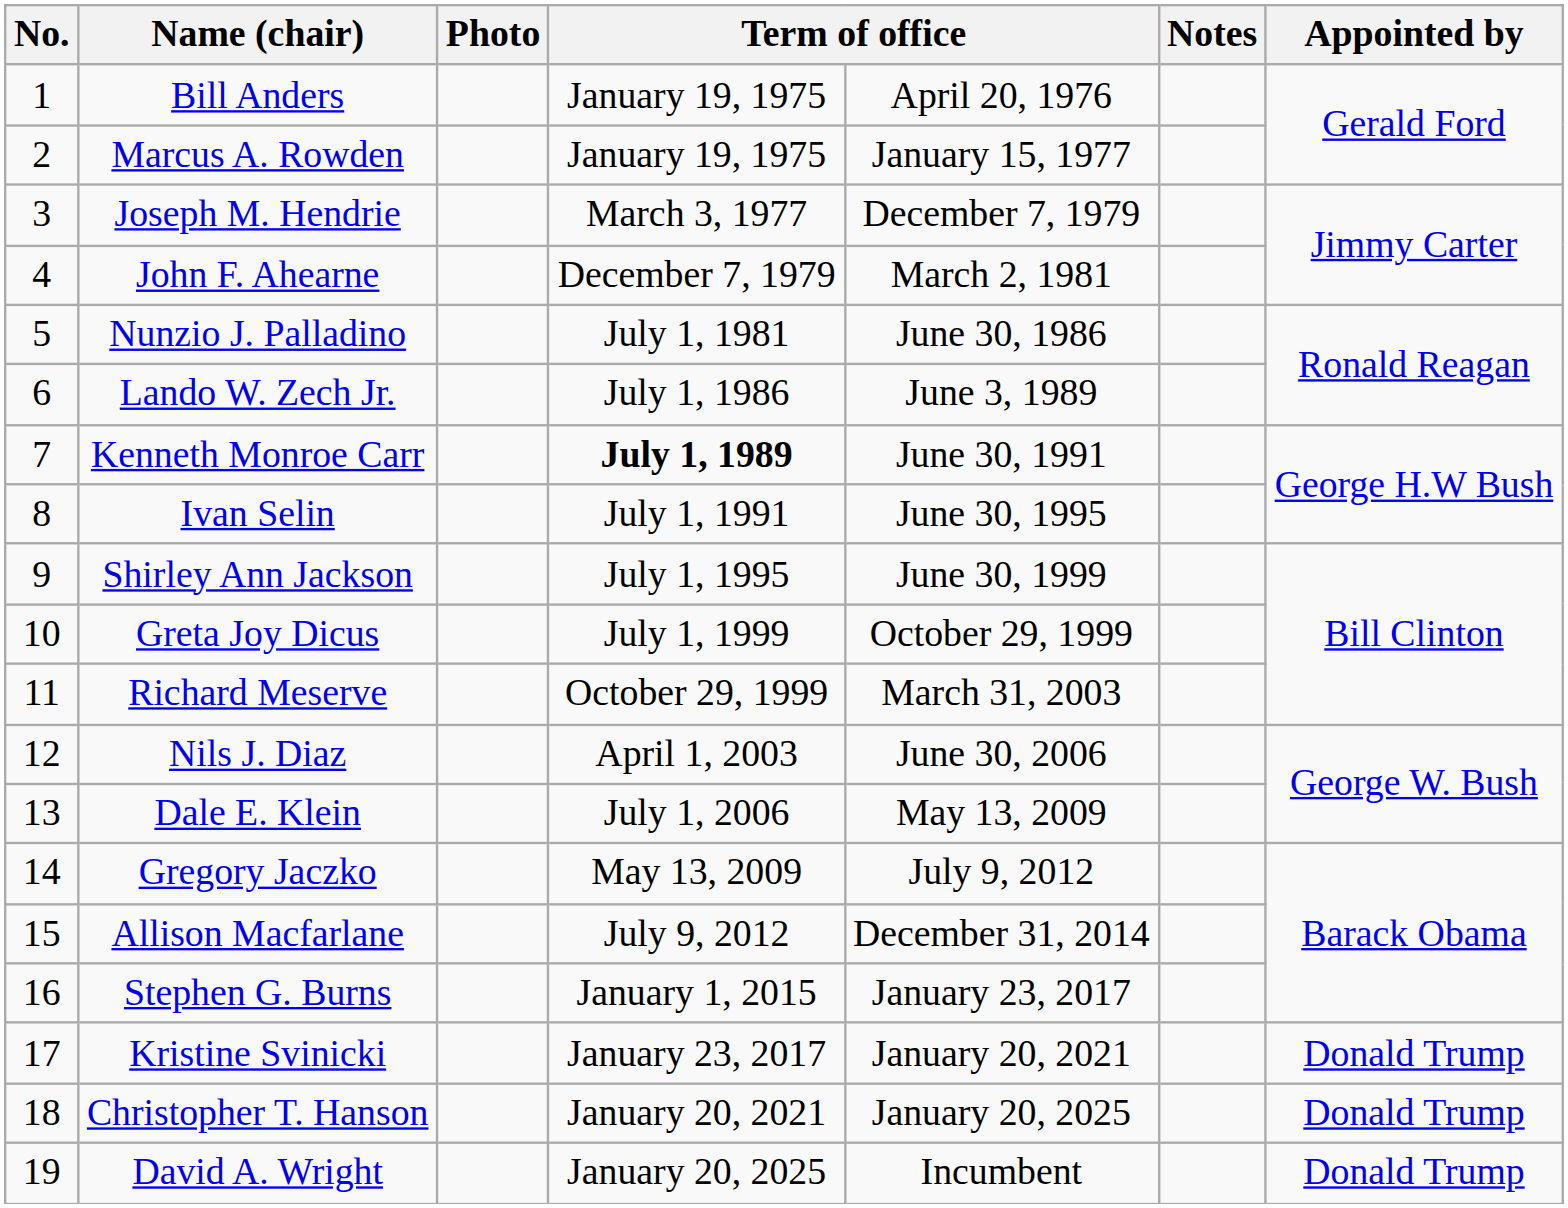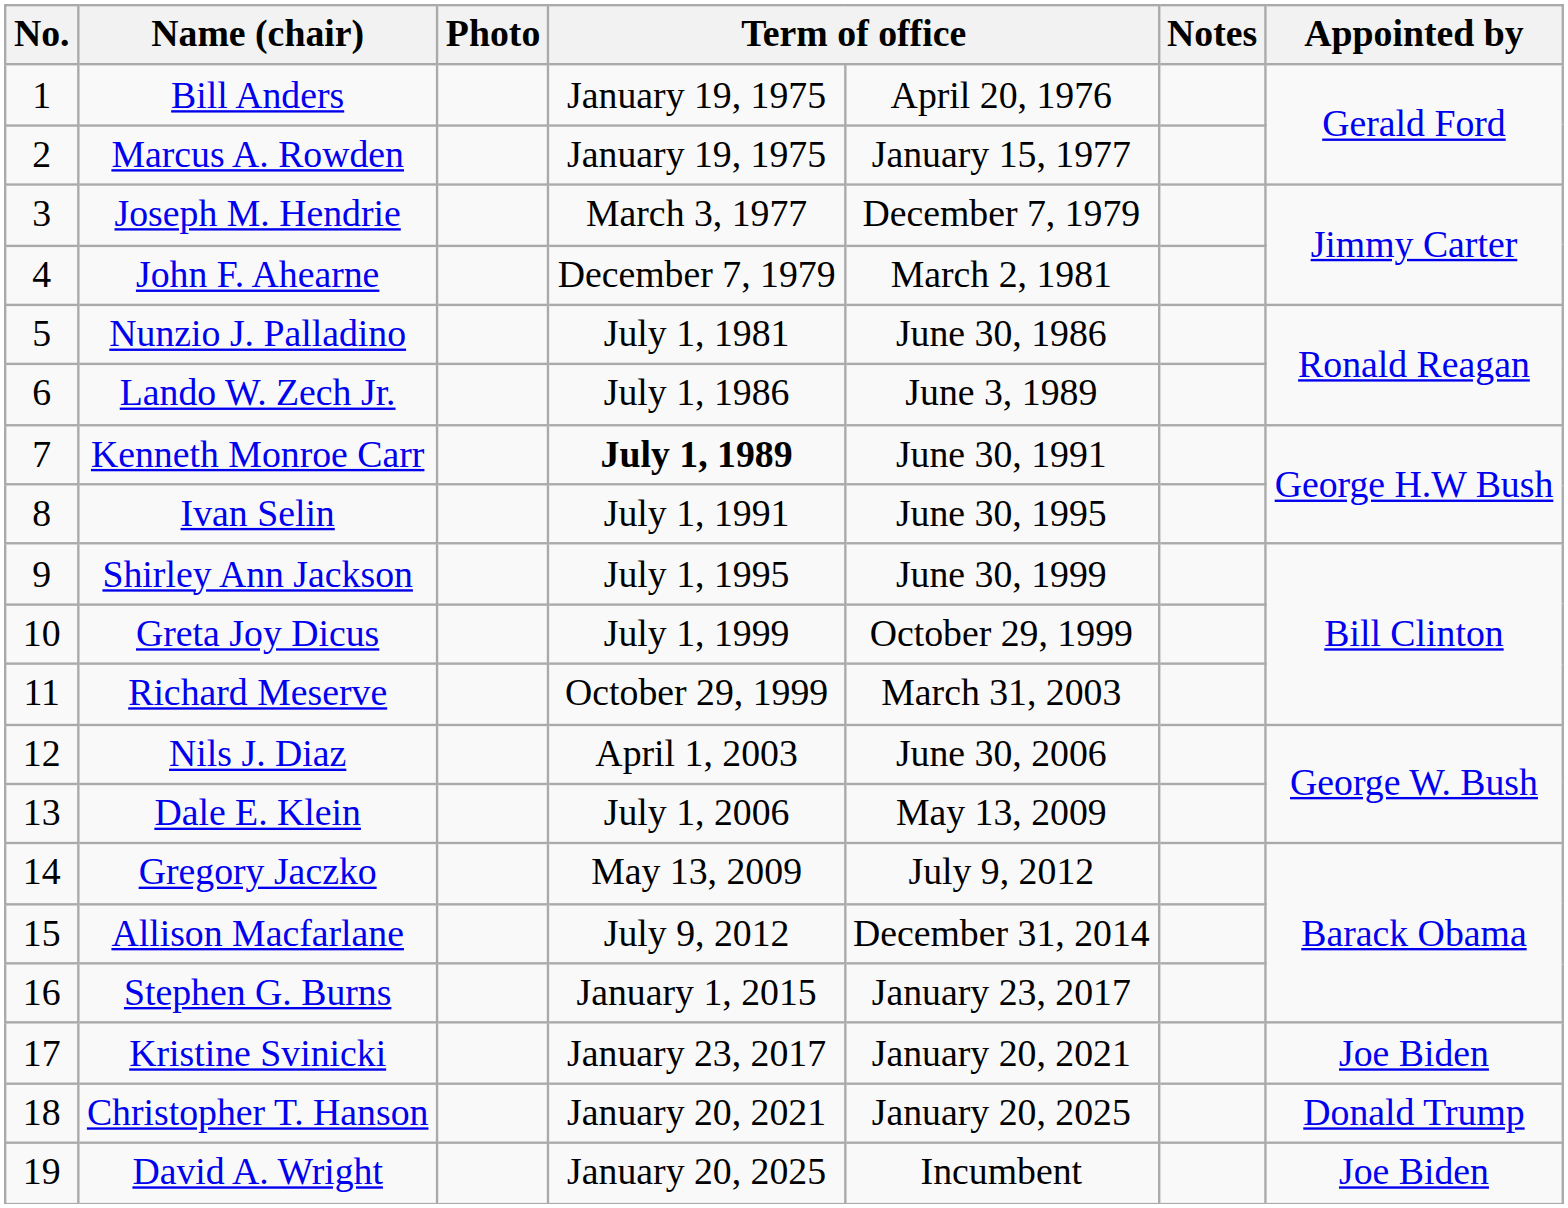(1414, 1052) Donald Trump -> (1414, 1052) Joe Biden
(1414, 1172) Donald Trump -> (1414, 1172) Joe Biden
